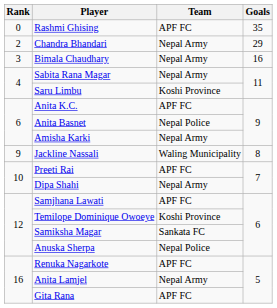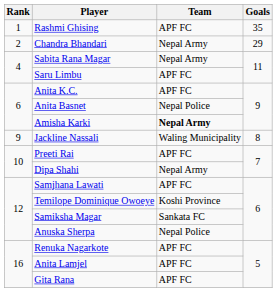(18, 28) 0 -> (18, 28) 1
- row: (72, 59)
(190, 91) Koshi Province -> (175, 75) APF FC
(183, 138) normal -> (185, 122) bold
(183, 279) Nepal Army -> (175, 264) APF FC
